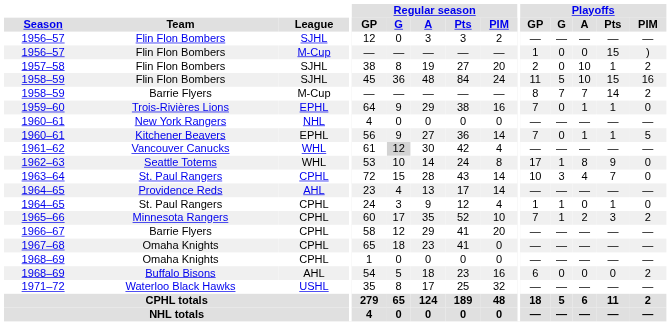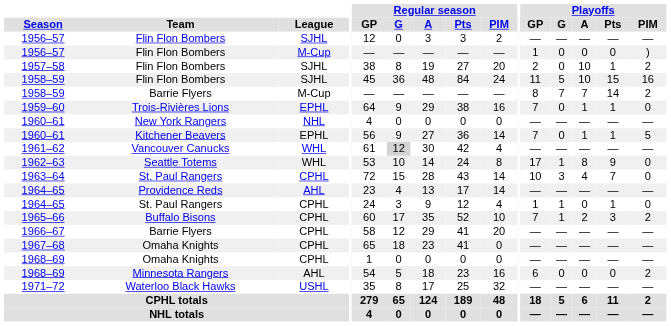(613, 52) 15 -> (613, 52) 0
(180, 218) Minnesota Rangers -> (180, 218) Buffalo Bisons
(180, 273) Buffalo Bisons -> (180, 273) Minnesota Rangers
